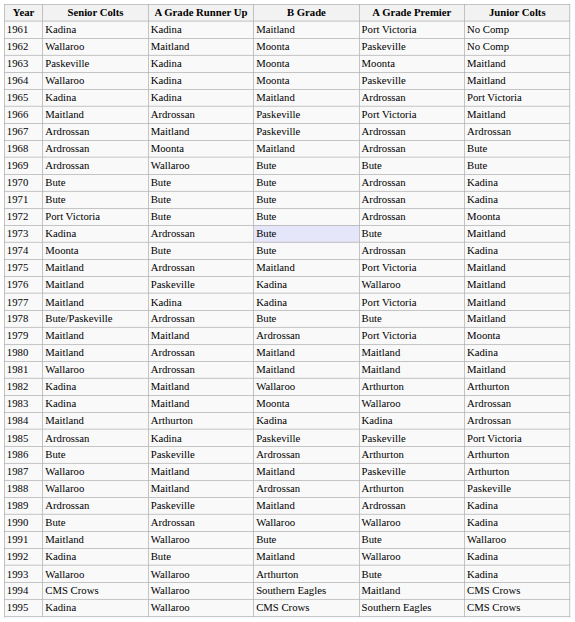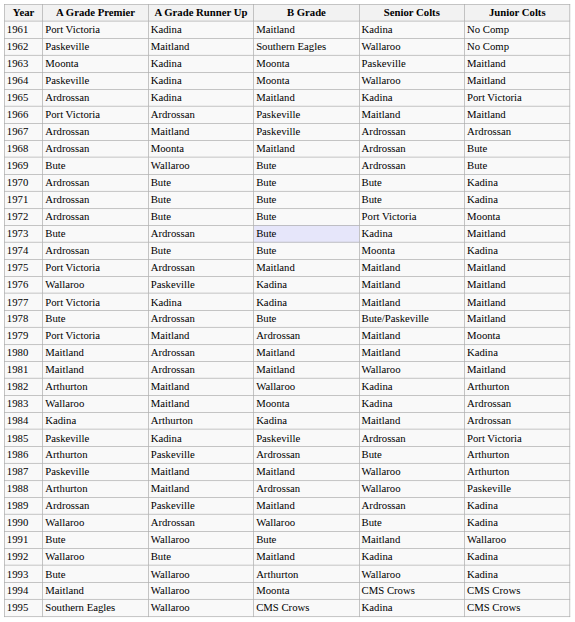columns swapped: (412, 13) <-> (95, 13)
(273, 47) Moonta -> (291, 47) Southern Eagles
(291, 591) Southern Eagles -> (273, 591) Moonta
